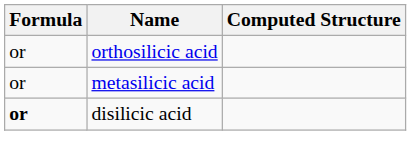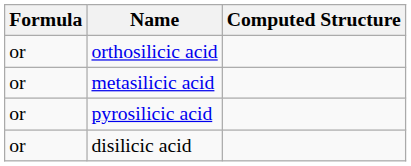+ row: (152, 113)
(18, 113) bold -> (17, 144) normal
